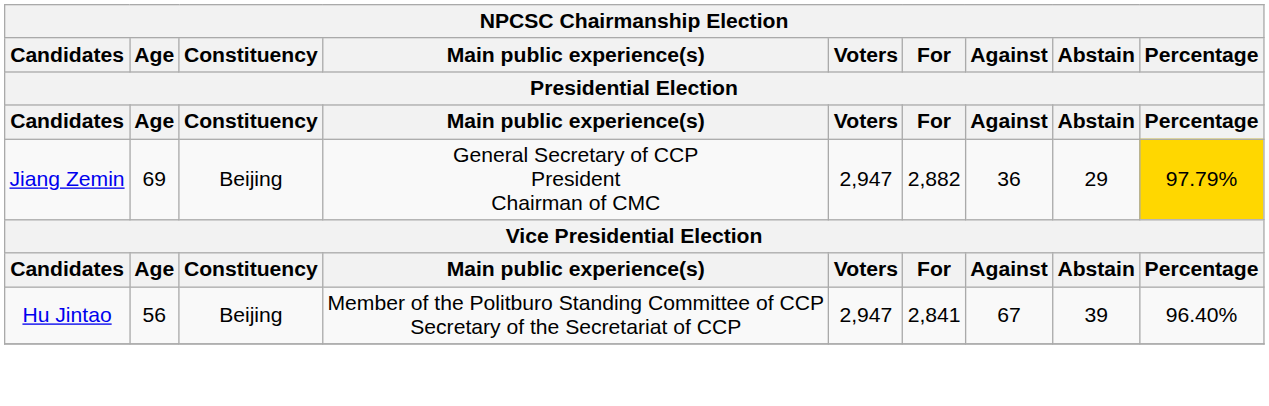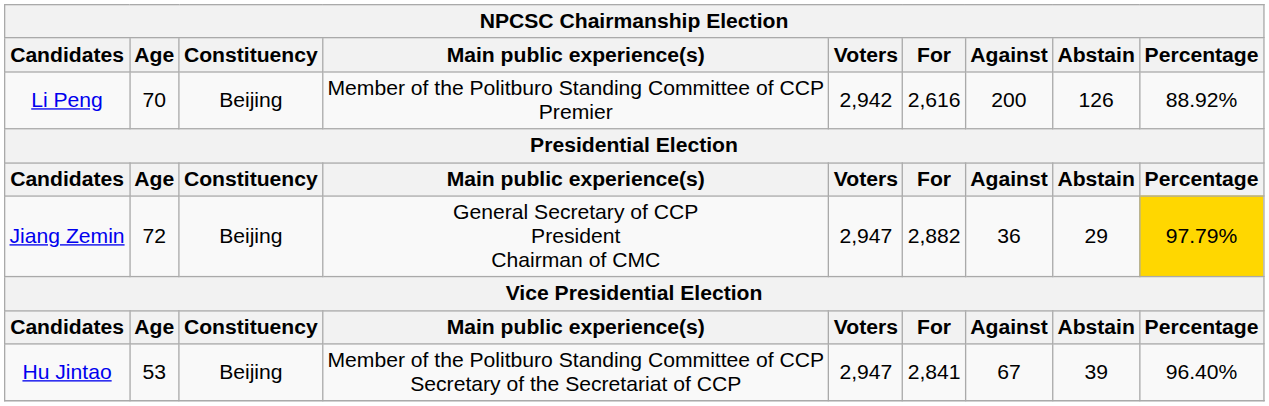+ row: (67, 100)
(154, 178) 69 -> (154, 236) 72
(154, 315) 56 -> (154, 372) 53
